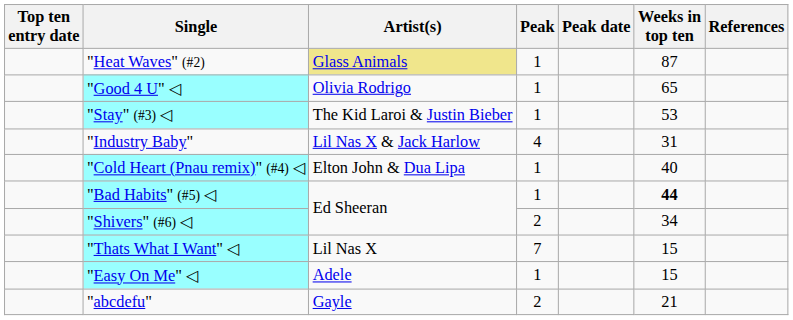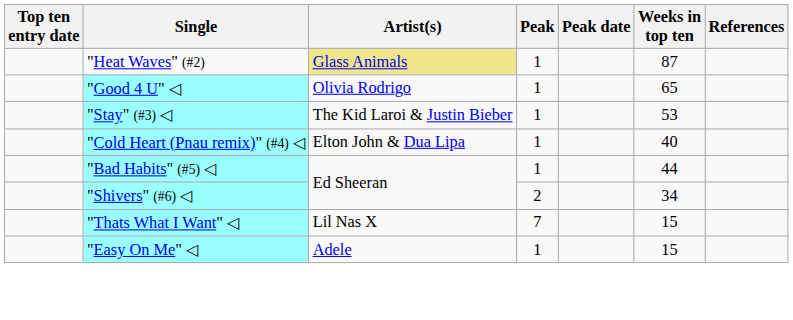- row: (140, 141)
(670, 194) bold -> (670, 168) normal
- row: (119, 301)
